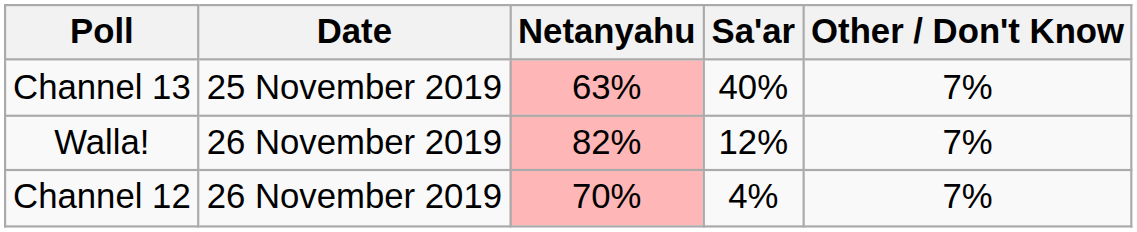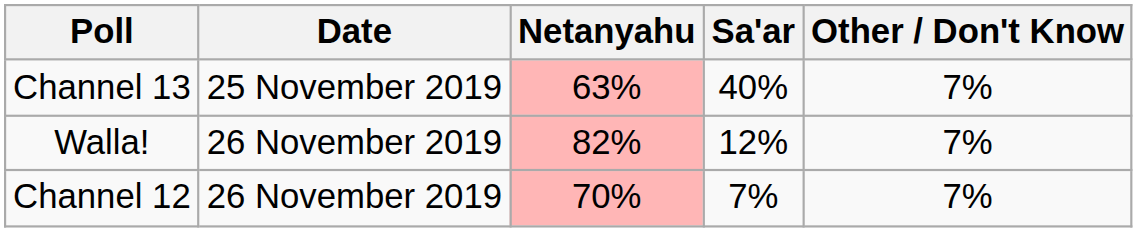(753, 197) 4% -> (753, 197) 7%
